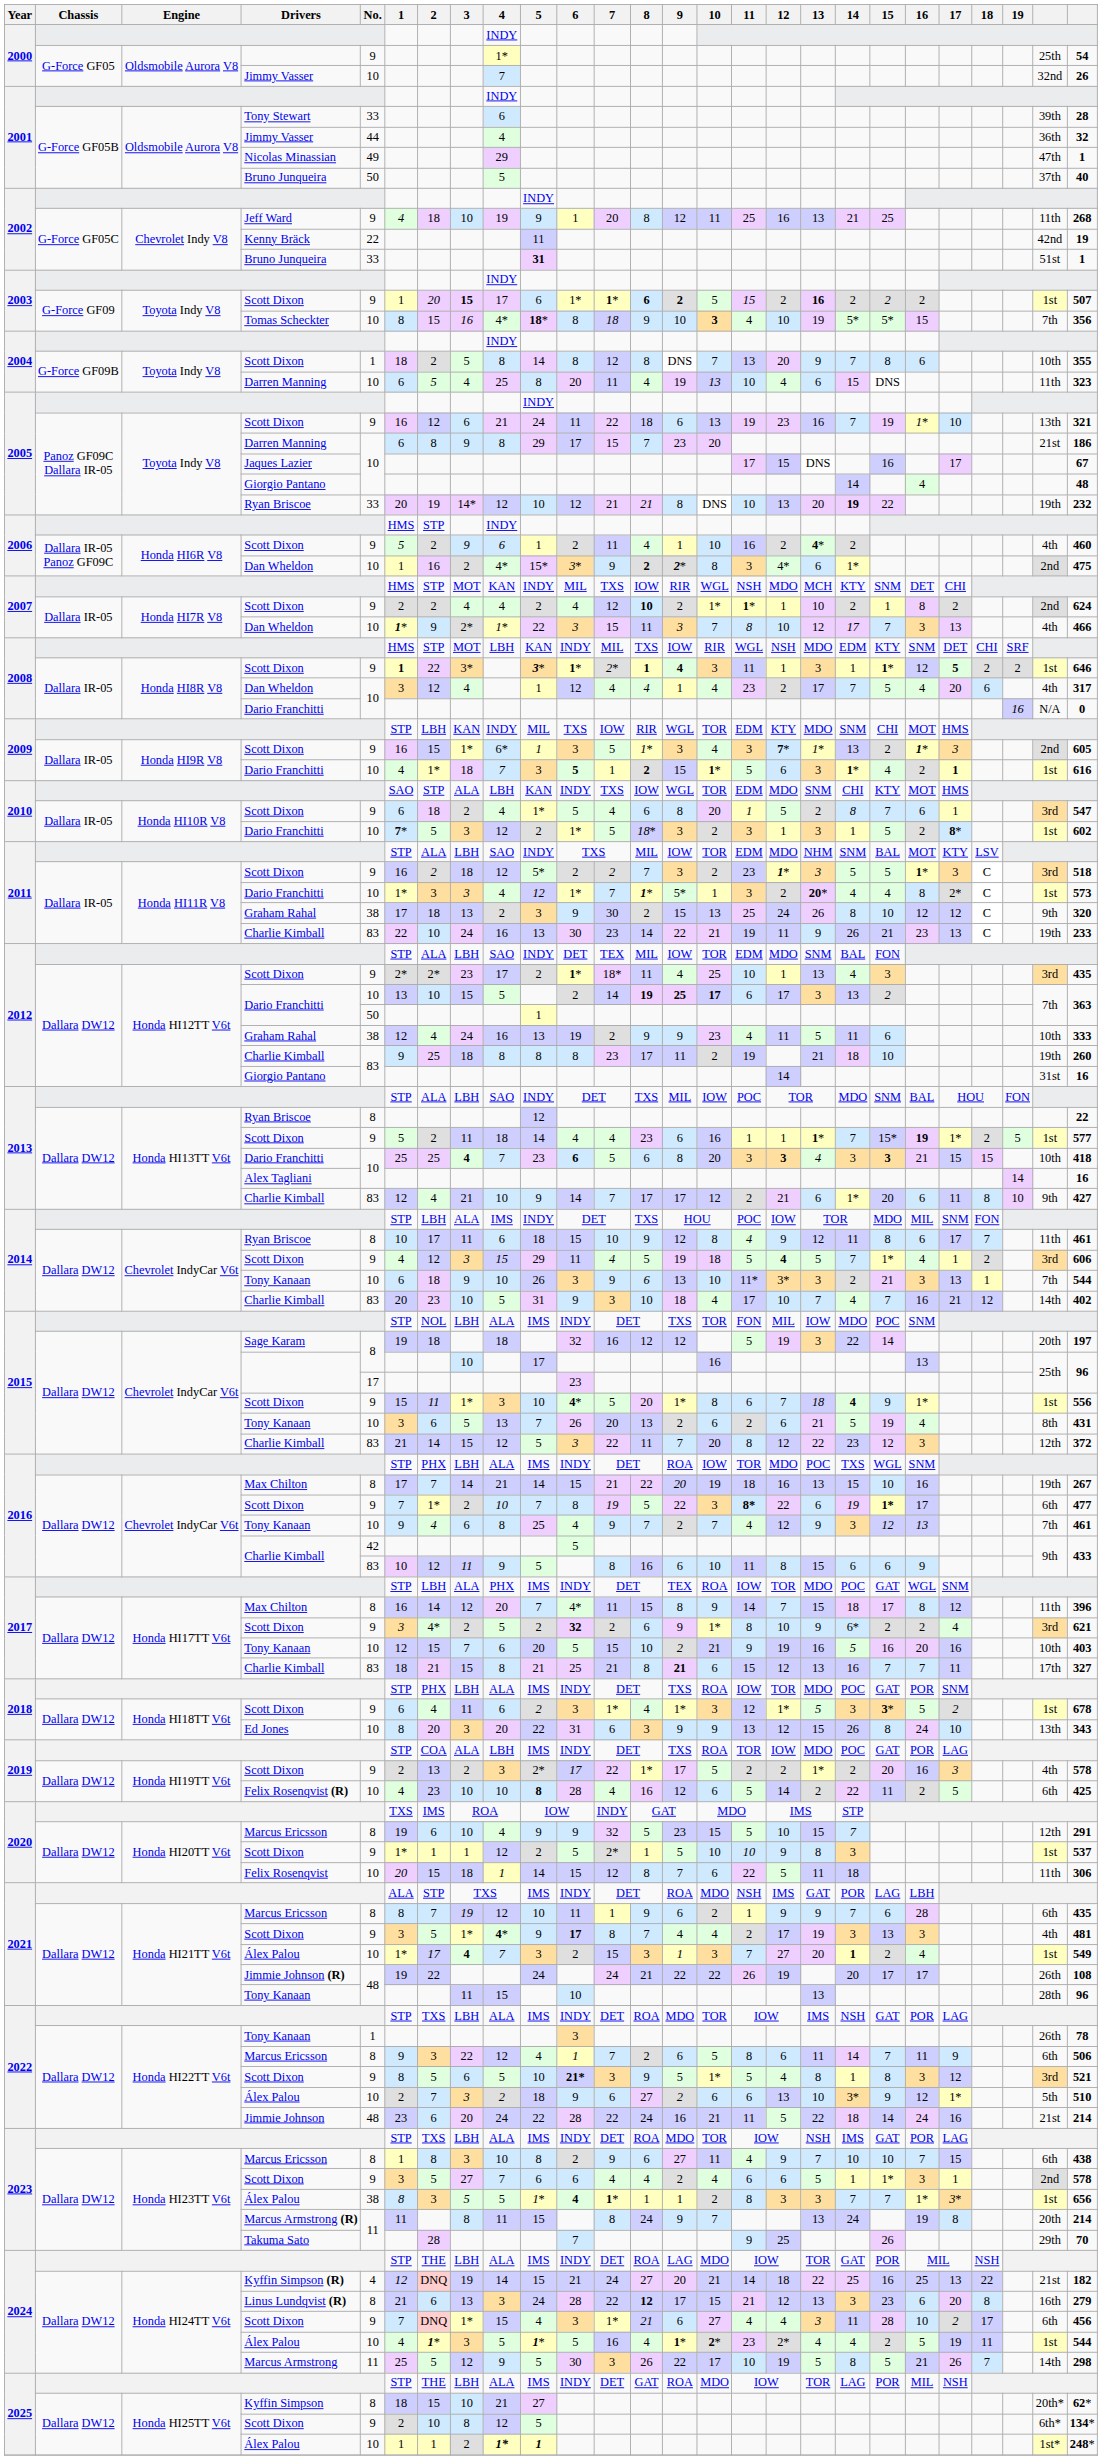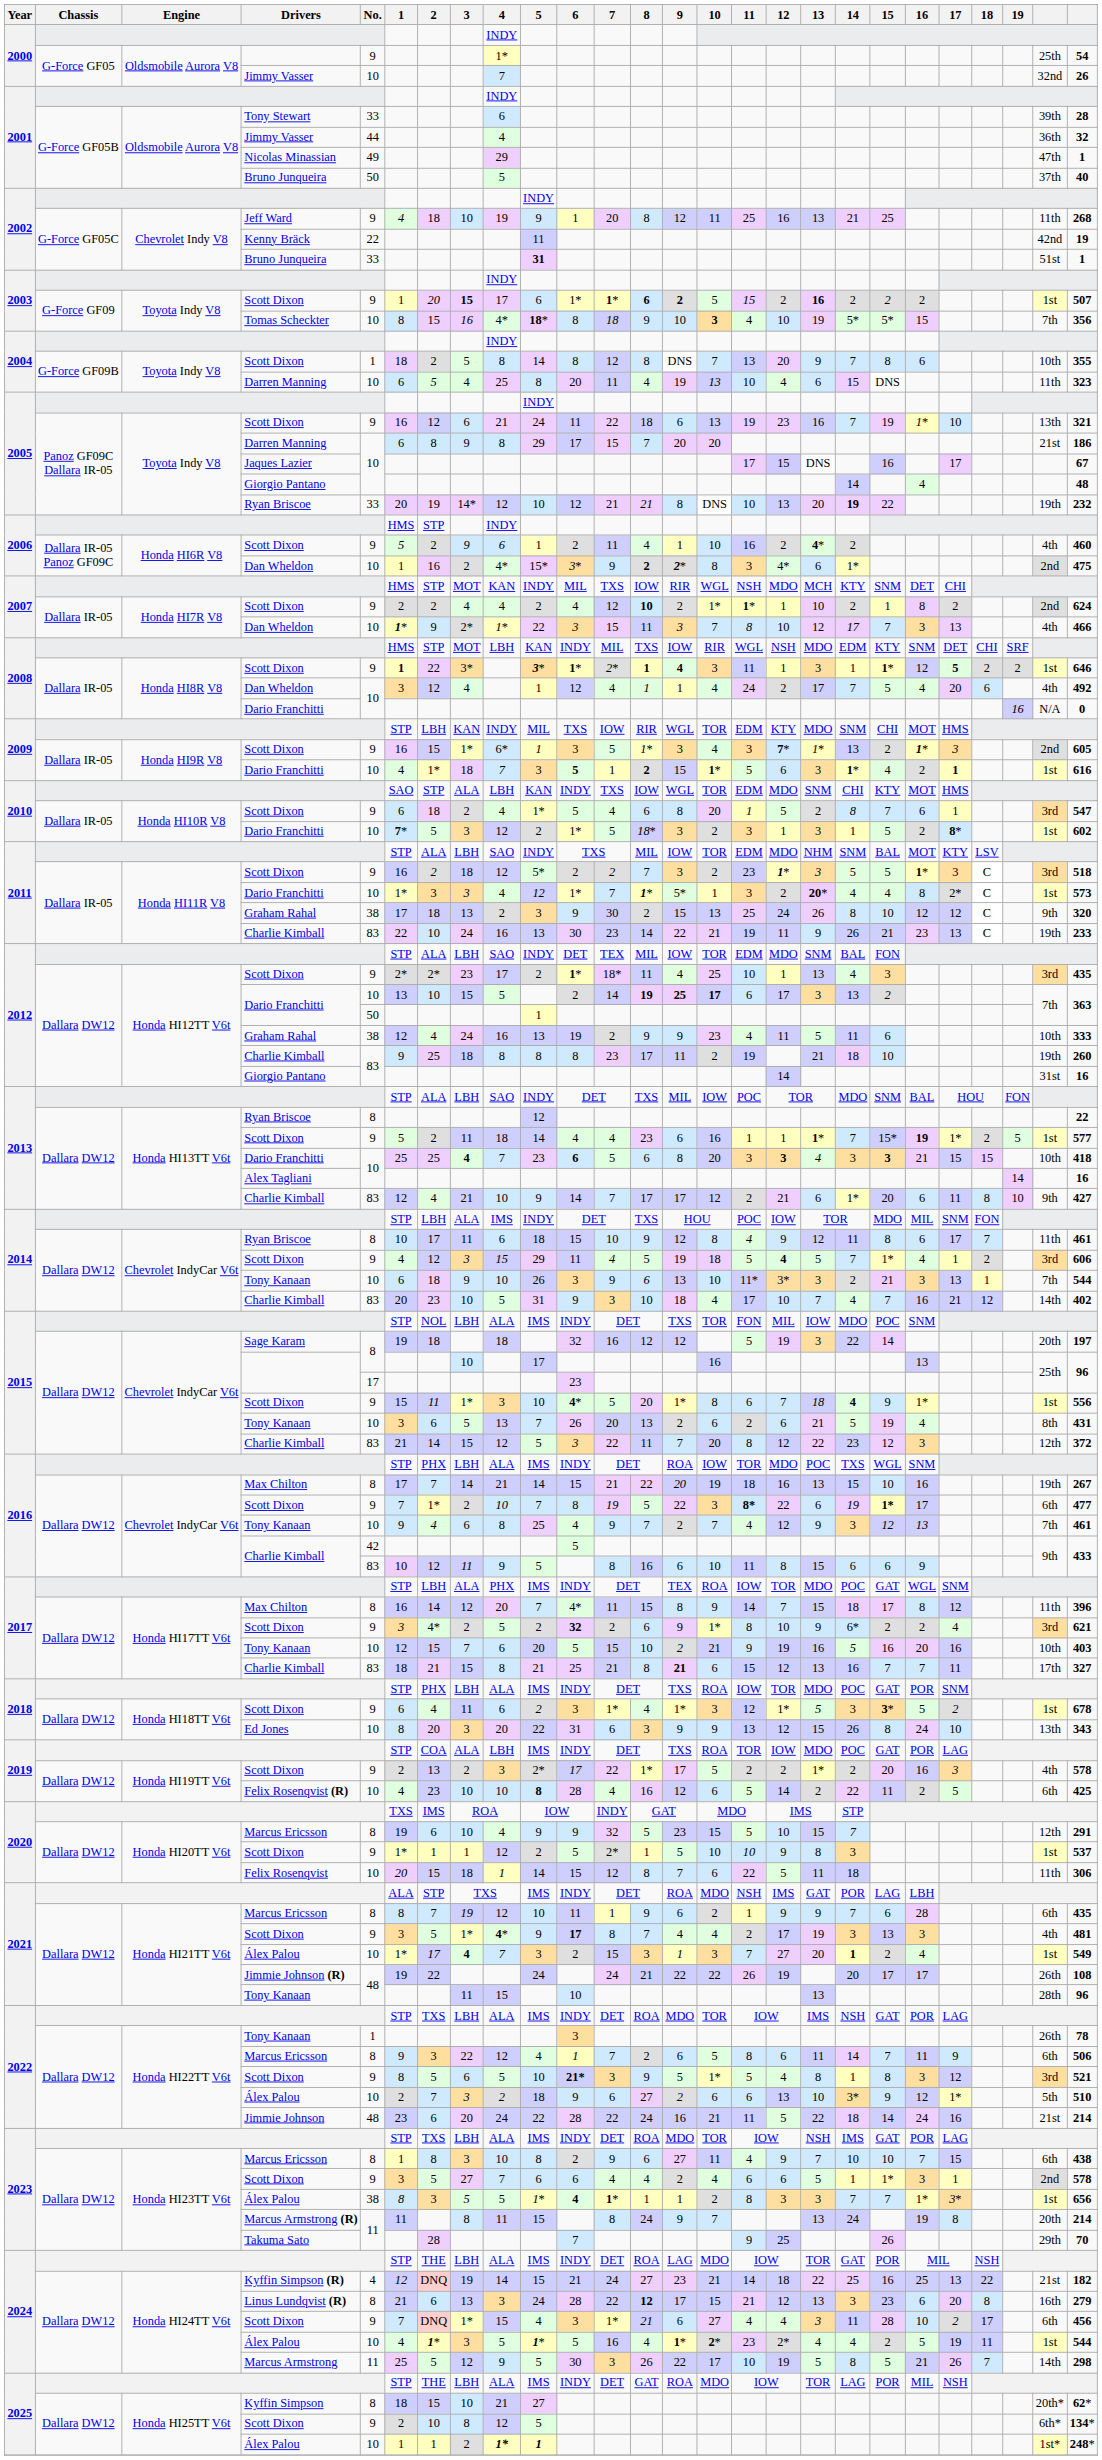(680, 443) 23 -> (680, 443) 20
(647, 688) 4 -> (647, 688) 1
(749, 688) 23 -> (749, 688) 24
(1082, 688) 317 -> (1082, 688) 492
(680, 2280) 20 -> (680, 2280) 23
